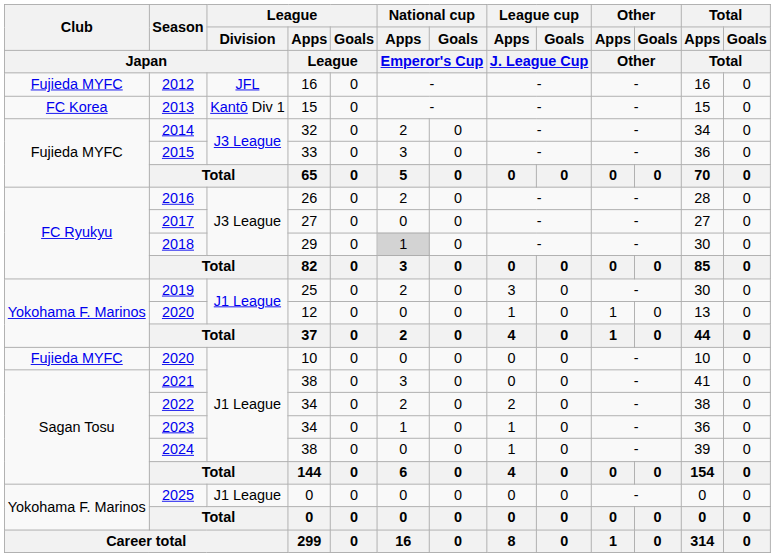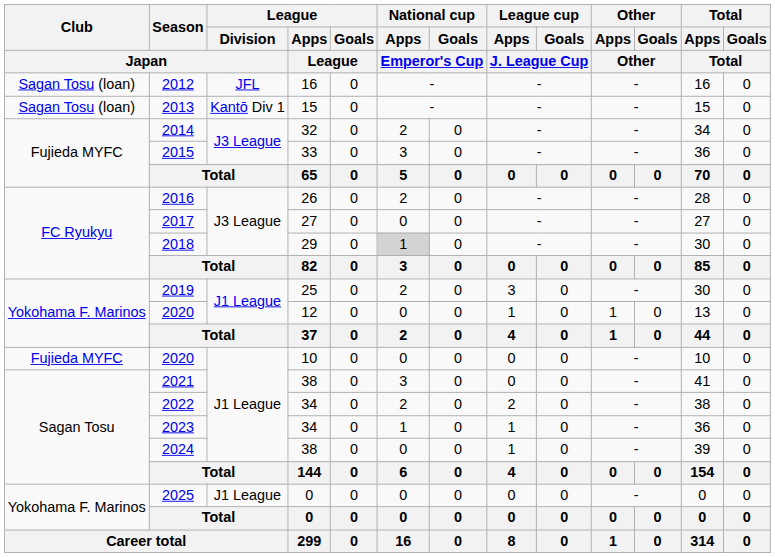(77, 84) Fujieda MYFC -> (77, 84) Sagan Tosu (loan)
(77, 107) FC Korea -> (77, 107) Sagan Tosu (loan)
